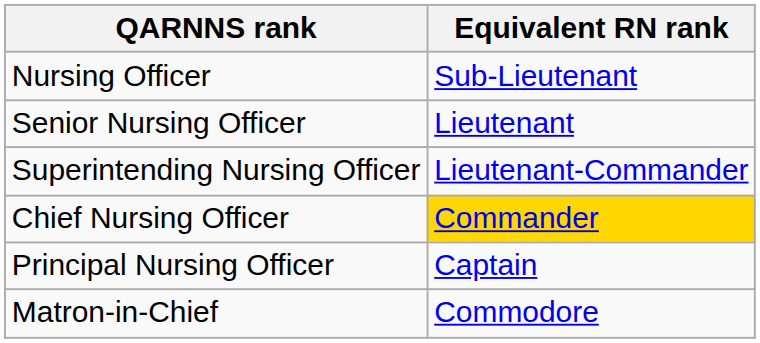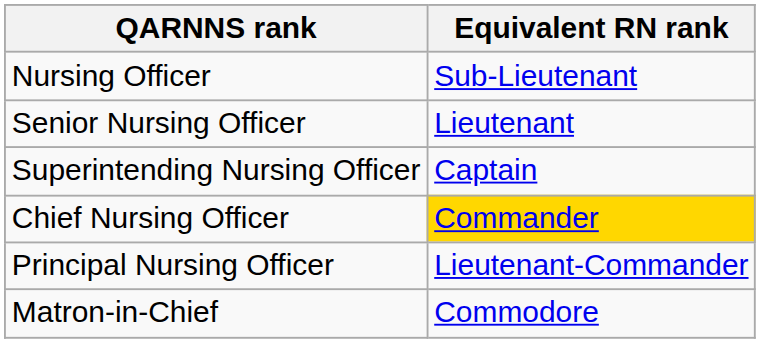(591, 170) Lieutenant-Commander -> (486, 170) Captain
(486, 265) Captain -> (591, 265) Lieutenant-Commander
